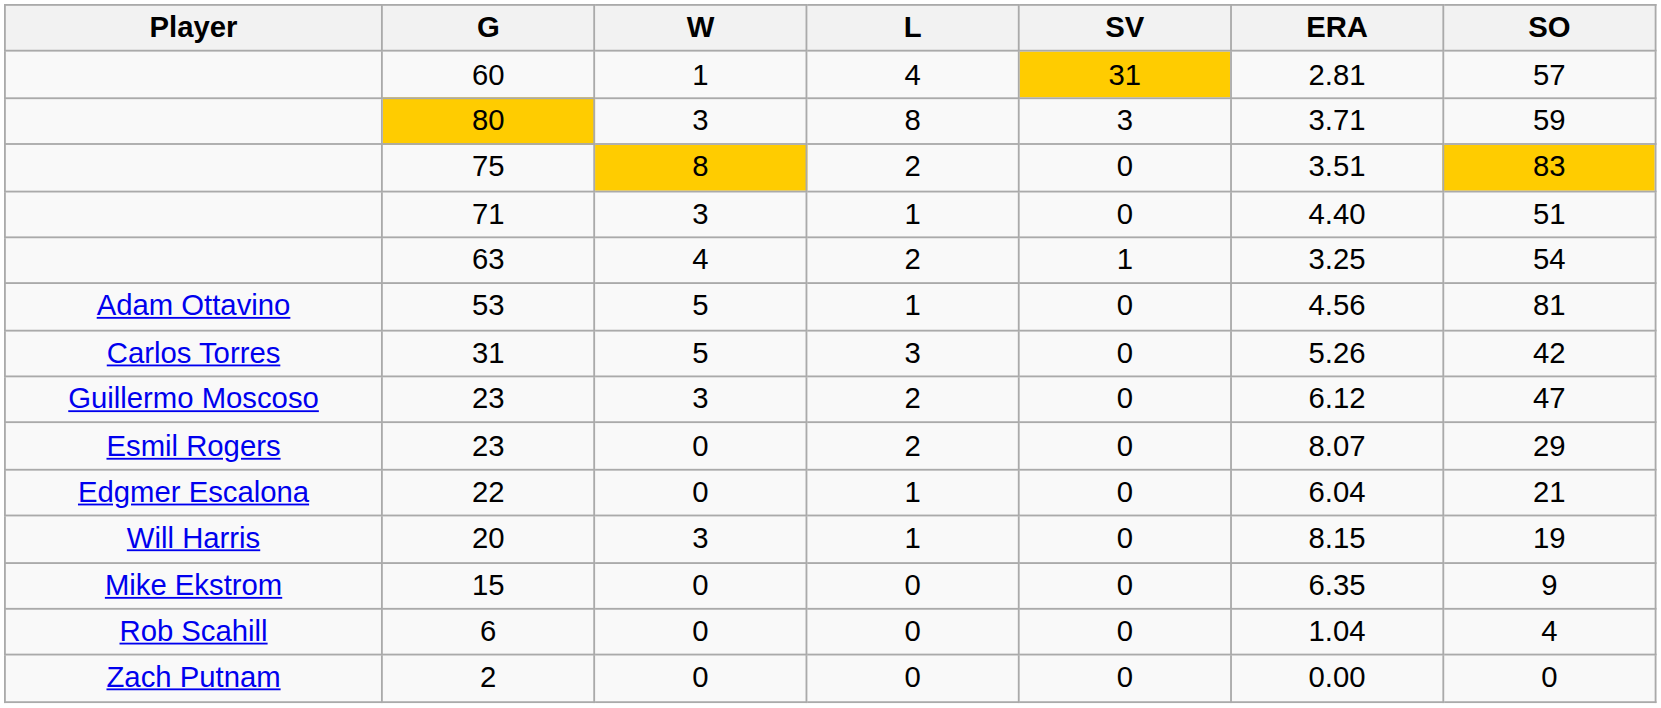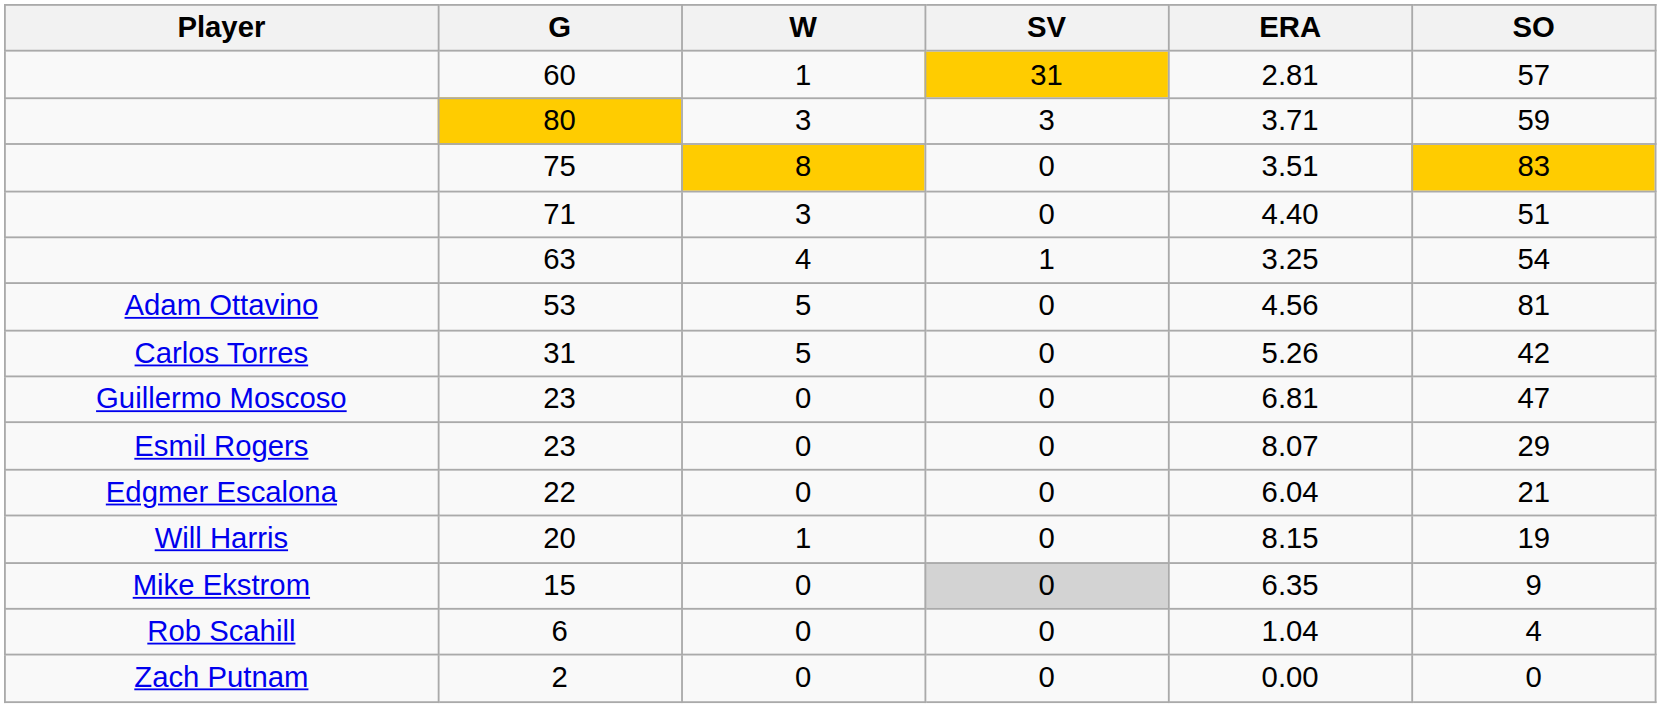- column: (913, 27)
(700, 399) 3 -> (803, 399) 0
(1337, 399) 6.12 -> (1290, 399) 6.81
(700, 538) 3 -> (803, 538) 1
(1125, 584) no background -> (1047, 584) lightgrey background
